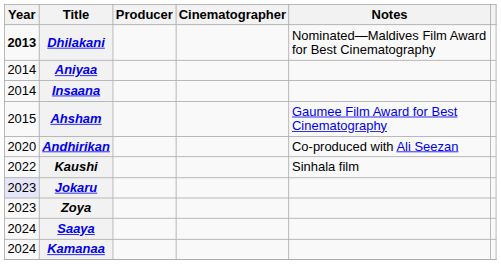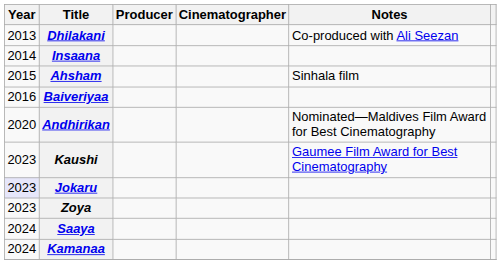(22, 42) bold -> (22, 35) normal
(389, 42) Nominated—Maldives Film Award for Best Cinematography -> (375, 35) Co-produced with Ali Seezan
- row: (76, 70)
(375, 118) Gaumee Film Award for Best Cinematography -> (326, 76) Sinhala film
+ row: (76, 96)
(375, 146) Co-produced with Ali Seezan -> (389, 124) Nominated—Maldives Film Award for Best Cinematography
(22, 167) 2022 -> (22, 159) 2023
(326, 167) Sinhala film -> (375, 159) Gaumee Film Award for Best Cinematography
